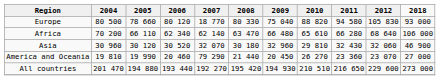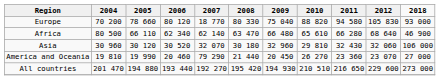(109, 22) 80 500 -> (109, 22) 70 200
(109, 34) 70 200 -> (109, 34) 80 500
(418, 34) 106 000 -> (418, 34) 46 900
(418, 45) 46 900 -> (418, 45) 106 000
